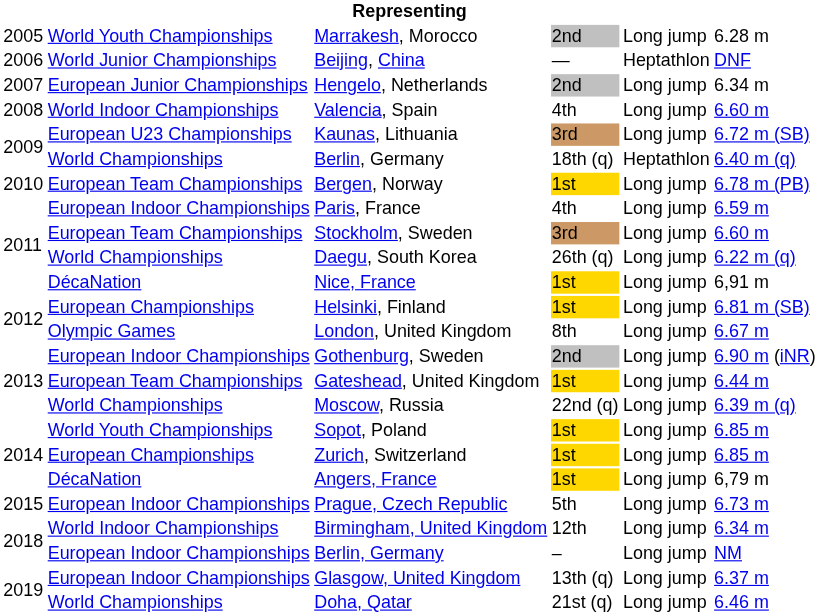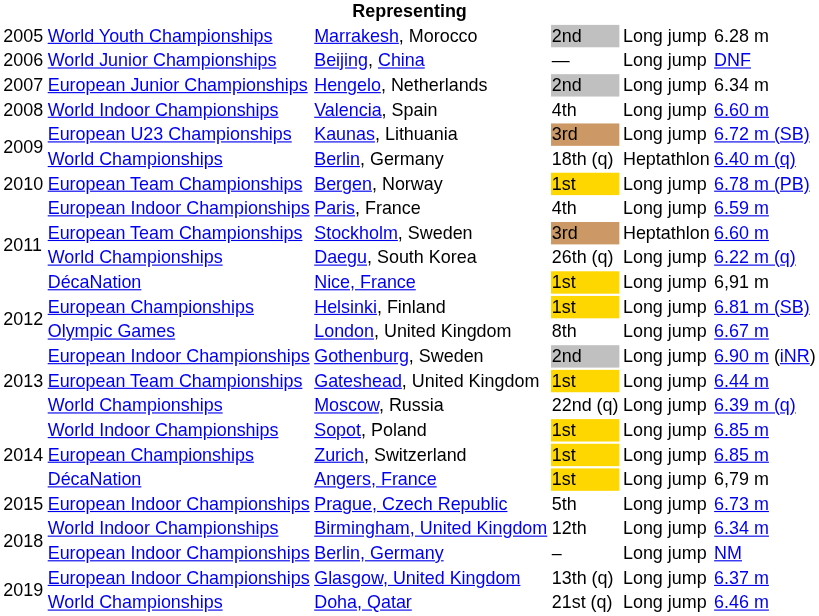(666, 60) Heptathlon -> (665, 60) Long jump
(665, 233) Long jump -> (666, 233) Heptathlon
(160, 430) World Youth Championships -> (163, 430) World Indoor Championships
